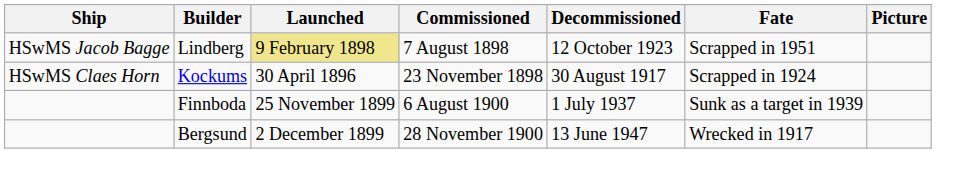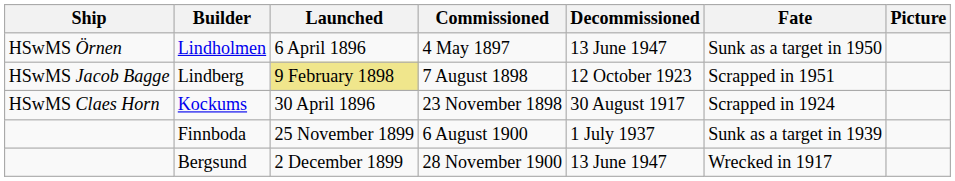+ row: (222, 47)
